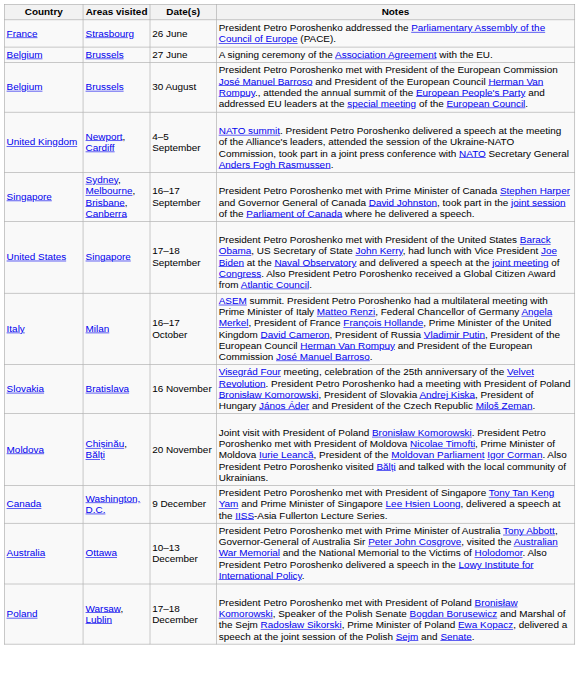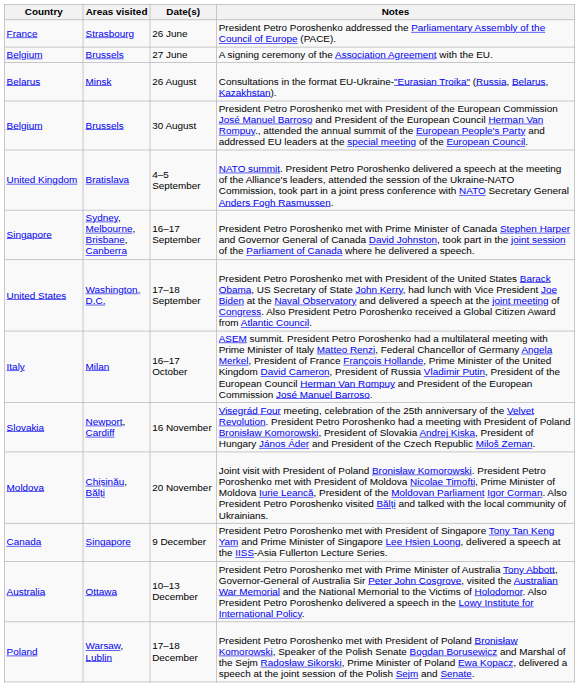+ row: (174, 81)
(105, 142) Newport, Cardiff -> (107, 180) Bratislava
(108, 257) Singapore -> (113, 295) Washington, D.C.
(107, 389) Bratislava -> (105, 427) Newport, Cardiff
(113, 504) Washington, D.C. -> (108, 542) Singapore
